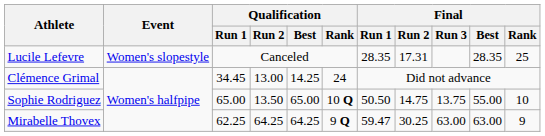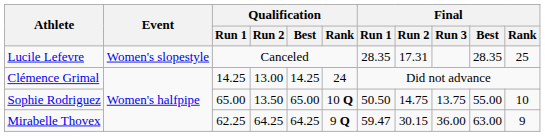(231, 78) 34.45 -> (231, 78) 14.25
(413, 121) 30.25 -> (413, 121) 30.15
(451, 121) 63.00 -> (451, 121) 36.00
